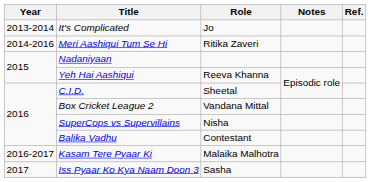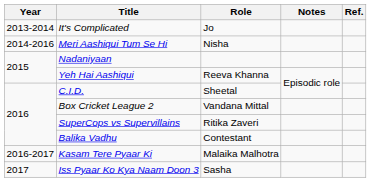(231, 43) Ritika Zaveri -> (216, 43) Nisha
(216, 122) Nisha -> (231, 122) Ritika Zaveri
